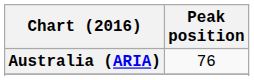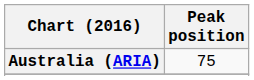(206, 62) 76 -> (206, 62) 75
